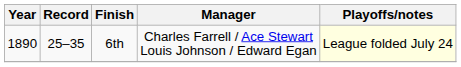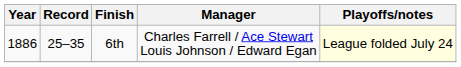(22, 43) 1890 -> (22, 43) 1886
